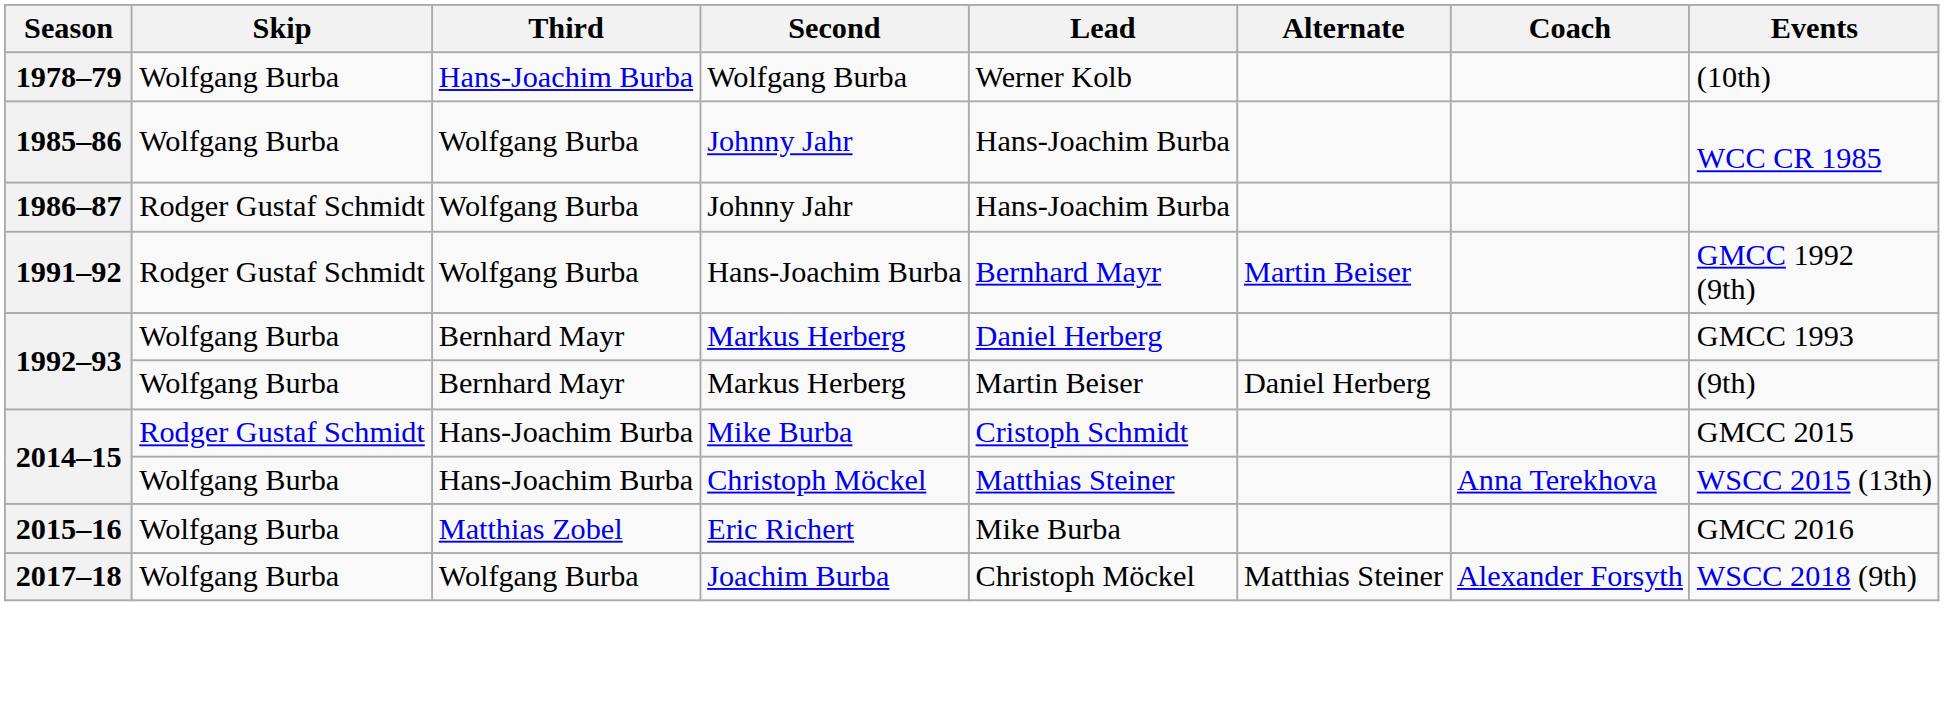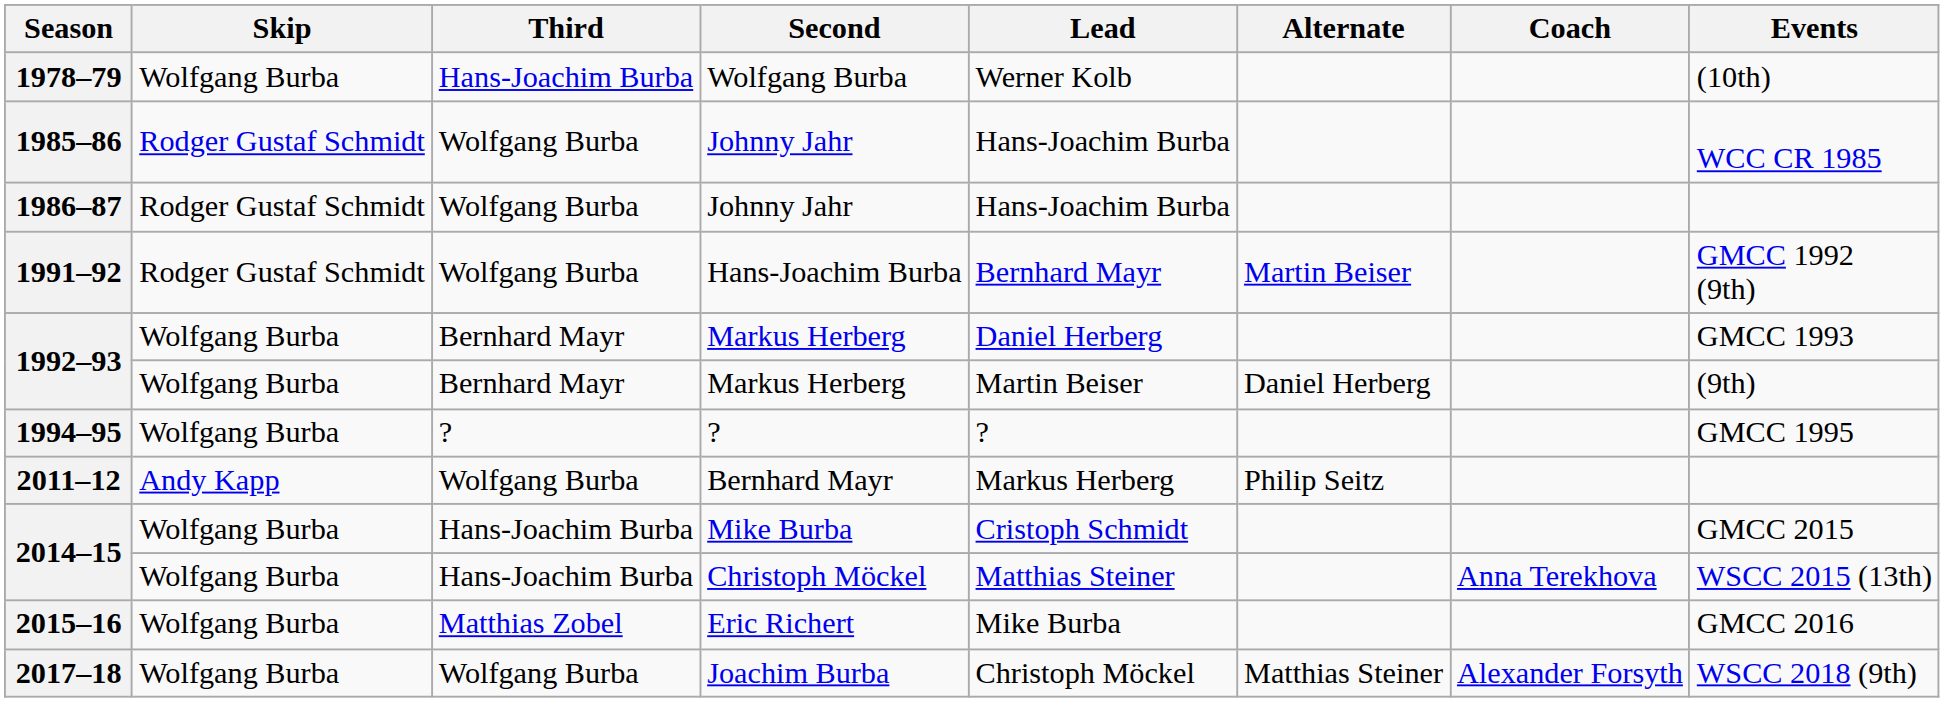(239, 141) Wolfgang Burba -> (282, 141) Rodger Gustaf Schmidt
+ row: (69, 432)
+ row: (69, 480)
(282, 432) Rodger Gustaf Schmidt -> (239, 528) Wolfgang Burba
